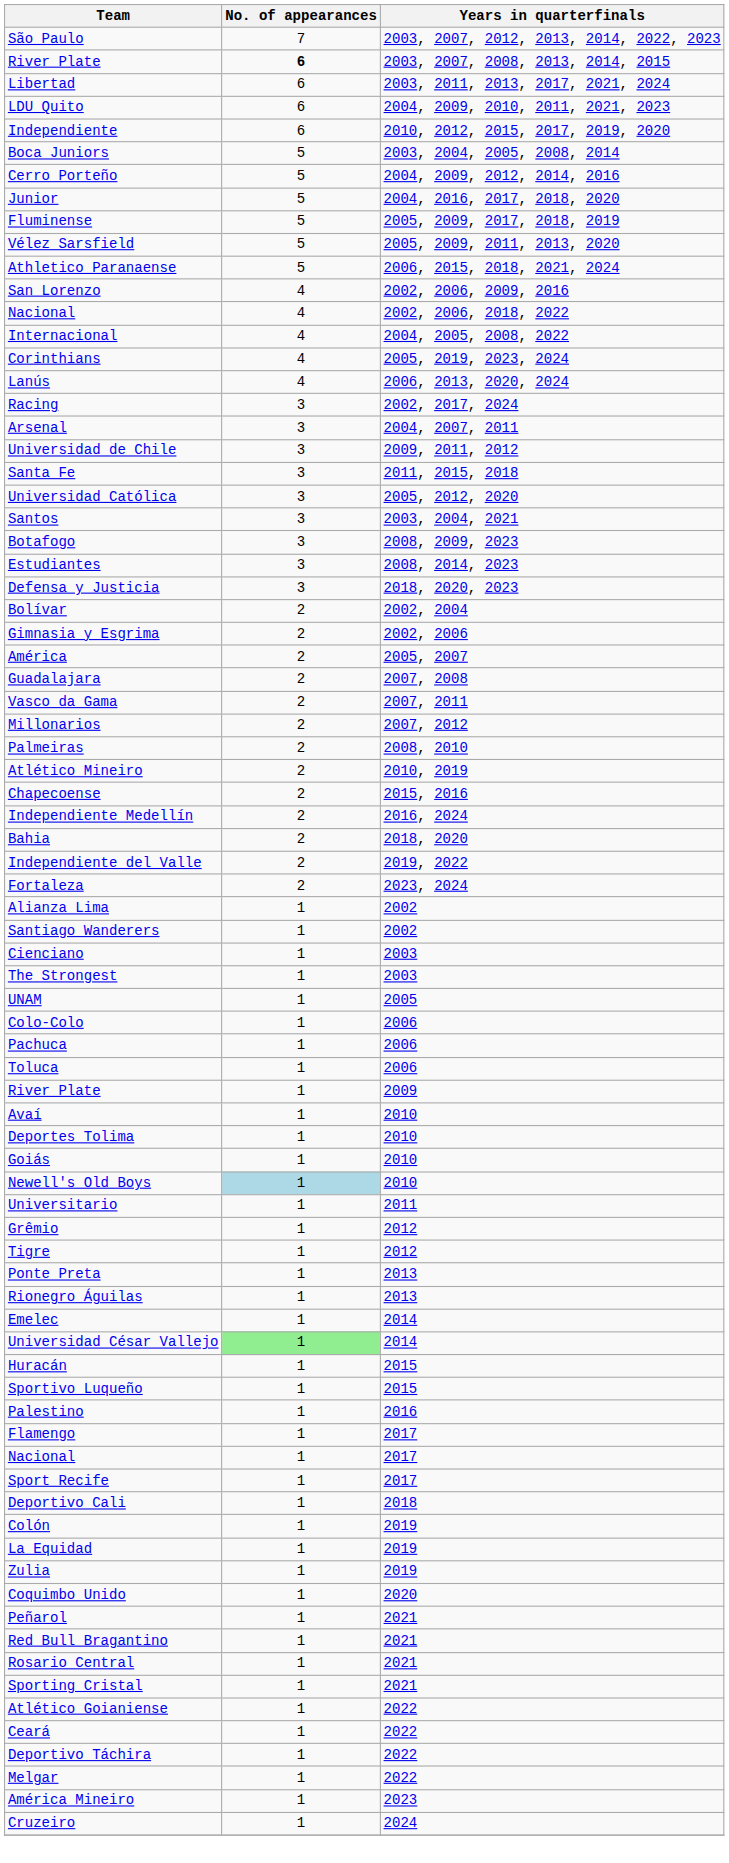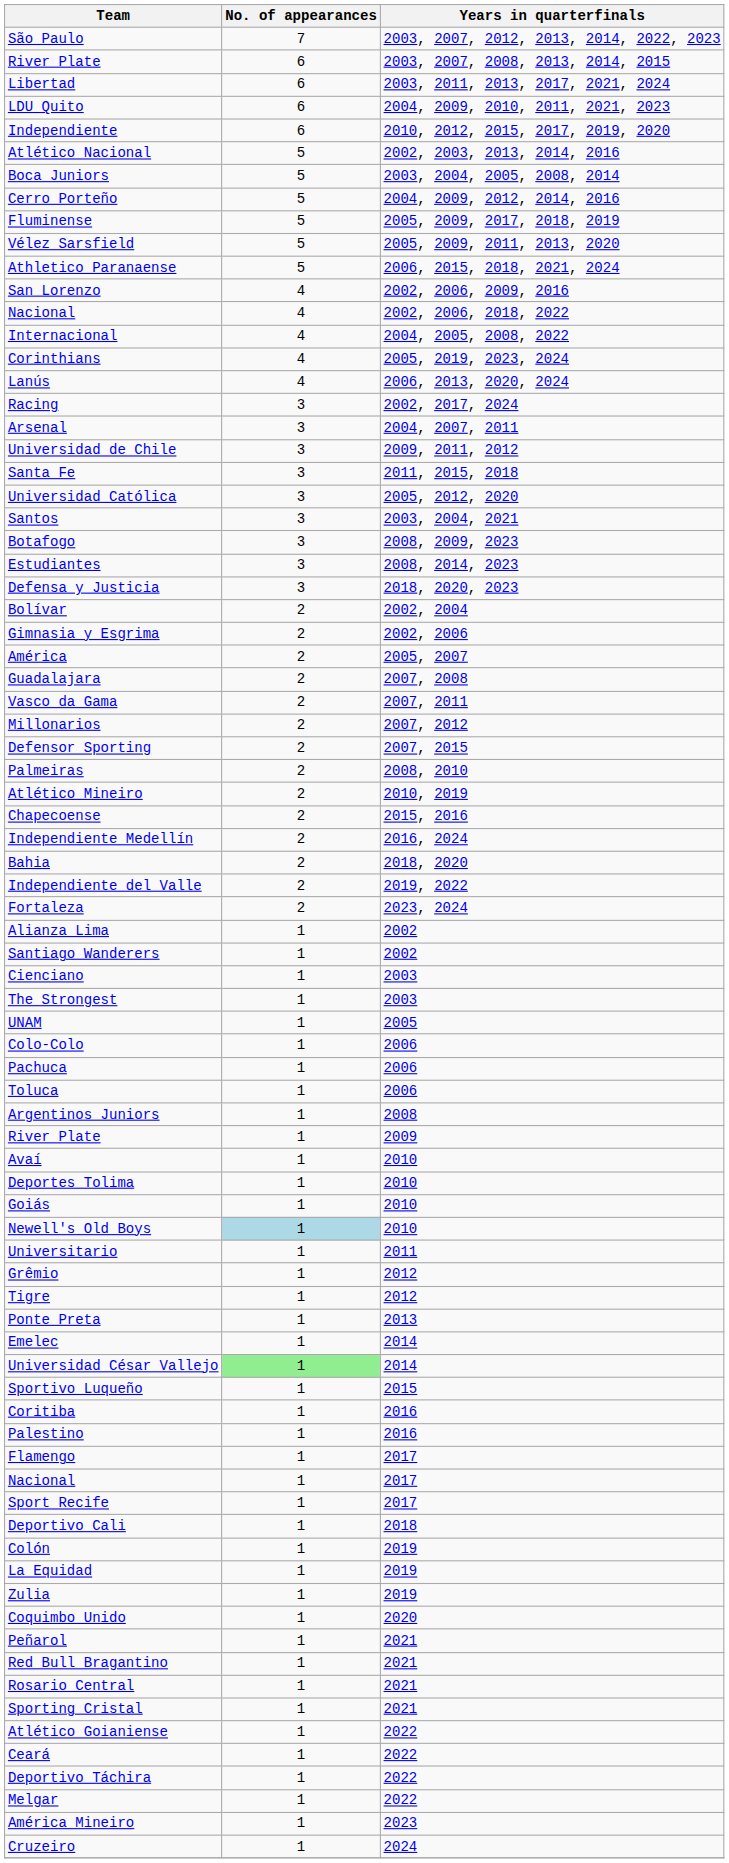(301, 62) bold -> (301, 62) normal
+ row: (79, 153)
- row: (33, 199)
+ row: (79, 748)
+ row: (84, 1114)
- row: (75, 1297)
- row: (37, 1366)
+ row: (42, 1412)
